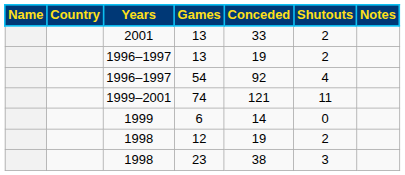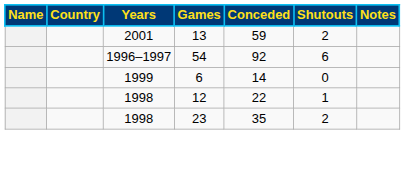(259, 36) 33 -> (259, 36) 59
- row: (139, 57)
(325, 77) 4 -> (325, 57) 6
- row: (139, 98)
(259, 139) 19 -> (259, 98) 22
(325, 139) 2 -> (325, 98) 1
(259, 159) 38 -> (259, 118) 35
(325, 159) 3 -> (325, 118) 2
